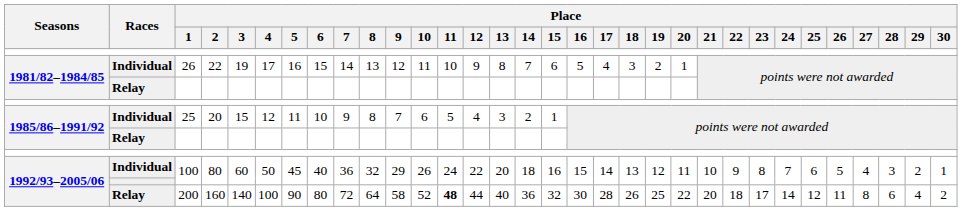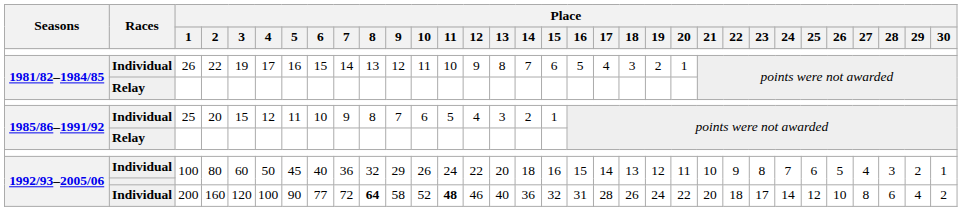(129, 195) Relay -> (142, 195) Individual
(242, 195) 140 -> (242, 195) 120
(320, 195) 80 -> (320, 195) 77
(372, 195) normal -> (372, 195) bold
(476, 195) 44 -> (476, 195) 46
(580, 195) 30 -> (580, 195) 31
(658, 195) 25 -> (658, 195) 24
(840, 195) 11 -> (840, 195) 10
